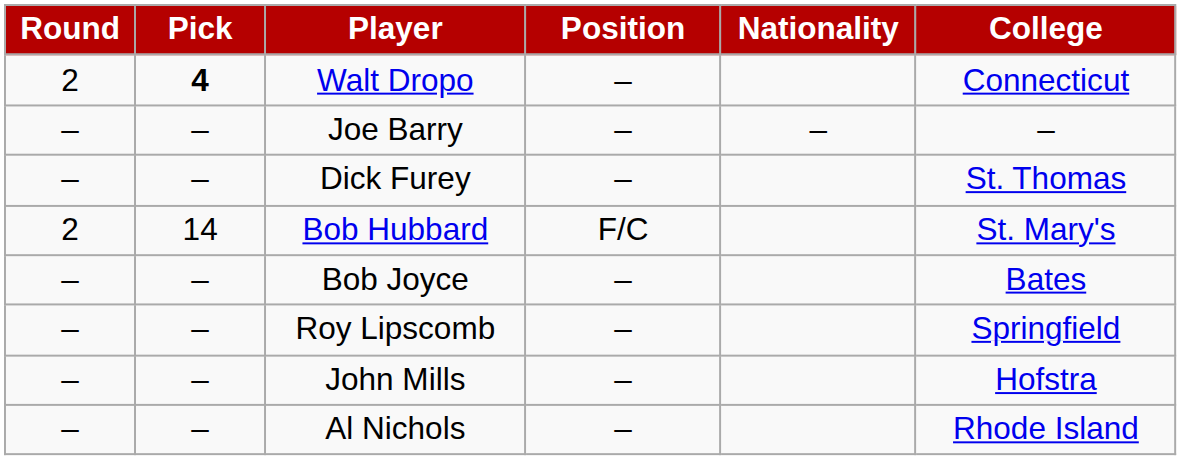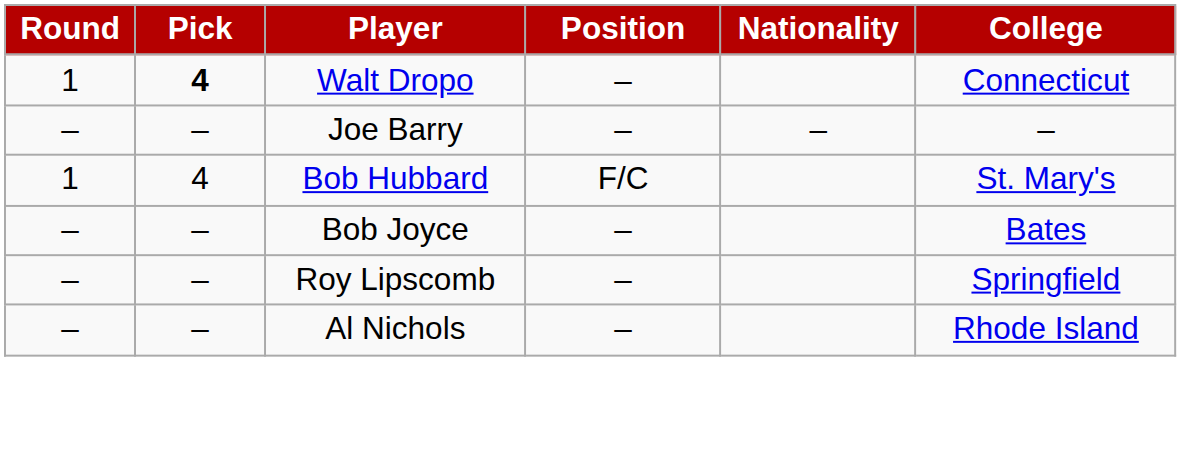(70, 79) 2 -> (70, 79) 1
- row: (395, 179)
(70, 229) 2 -> (70, 179) 1
(200, 229) 14 -> (200, 179) 4
- row: (395, 379)
